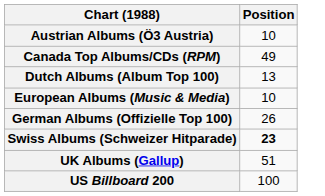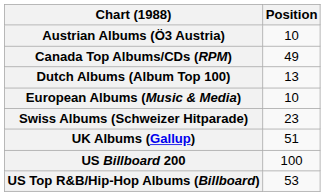- row: (122, 118)
(269, 139) bold -> (292, 118) normal
+ row: (134, 181)
